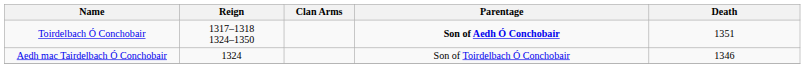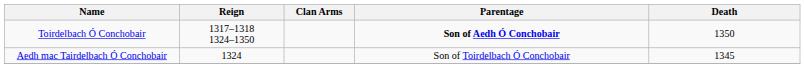(724, 34) 1351 -> (724, 34) 1350
(724, 55) 1346 -> (724, 55) 1345
